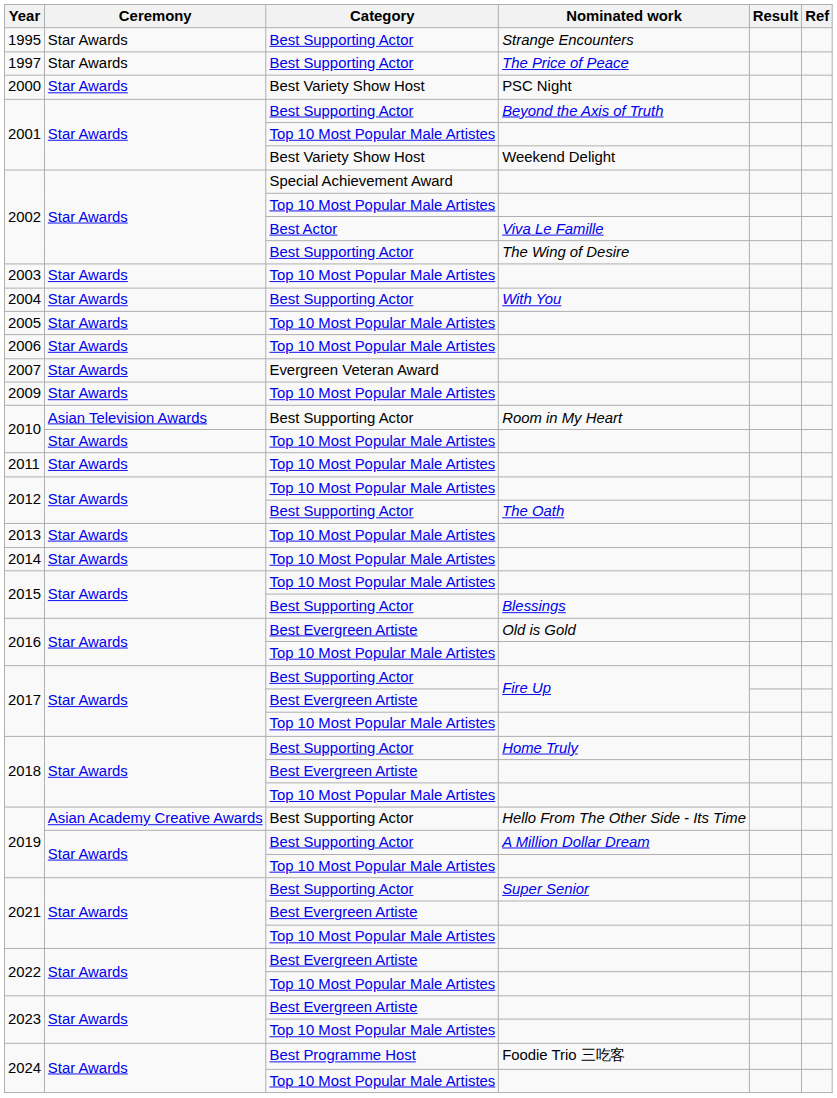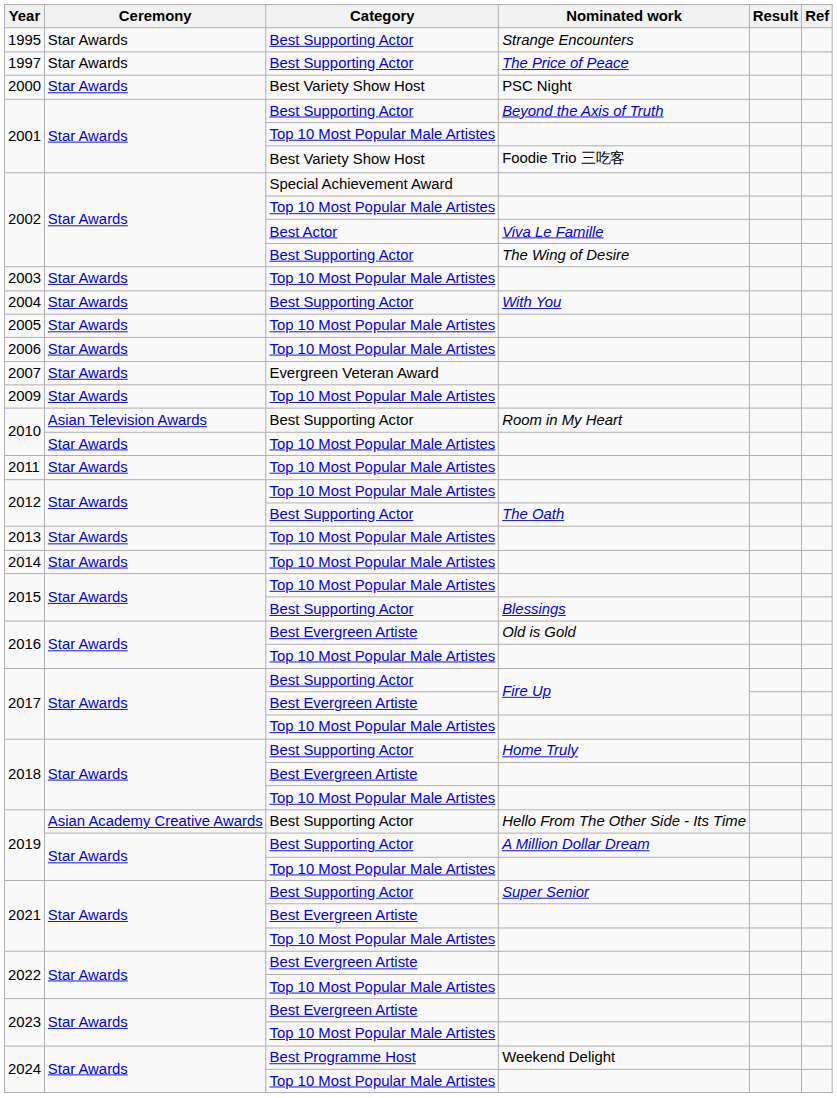(559, 157) Weekend Delight -> (564, 158) Foodie Trio 三吃客
(564, 1055) Foodie Trio 三吃客 -> (559, 1057) Weekend Delight
